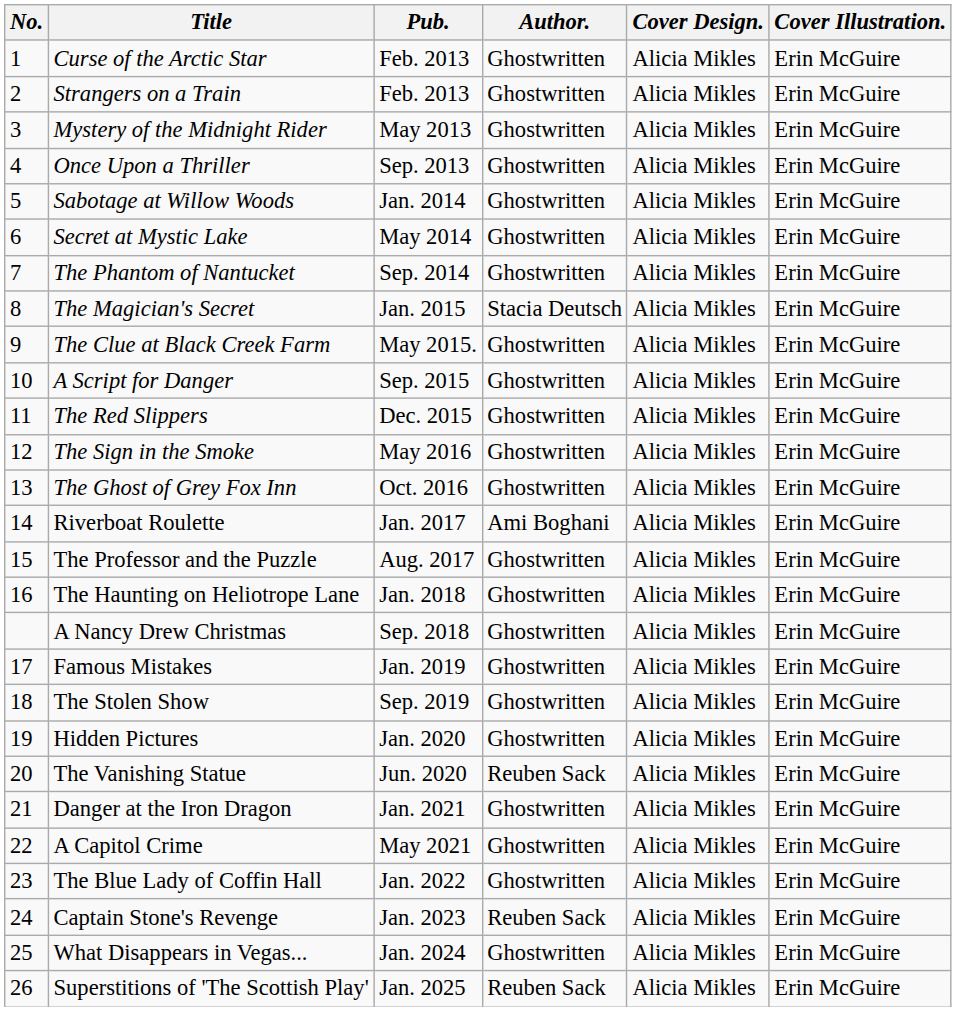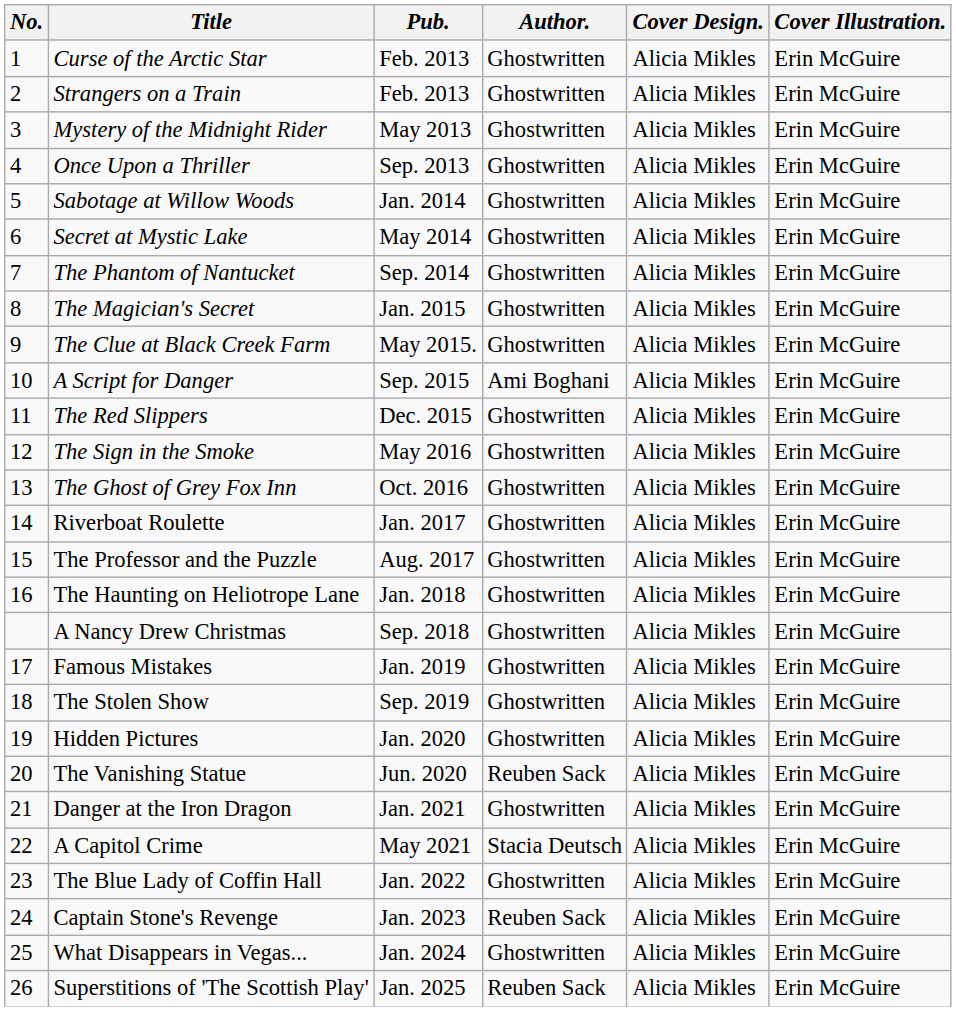(555, 308) Stacia Deutsch -> (546, 308) Ghostwritten
(546, 380) Ghostwritten -> (548, 380) Ami Boghani
(548, 523) Ami Boghani -> (546, 523) Ghostwritten
(546, 845) Ghostwritten -> (555, 845) Stacia Deutsch
